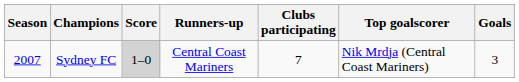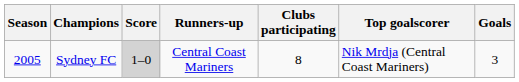(27, 59) 2007 -> (27, 59) 2005
(298, 59) 7 -> (298, 59) 8
